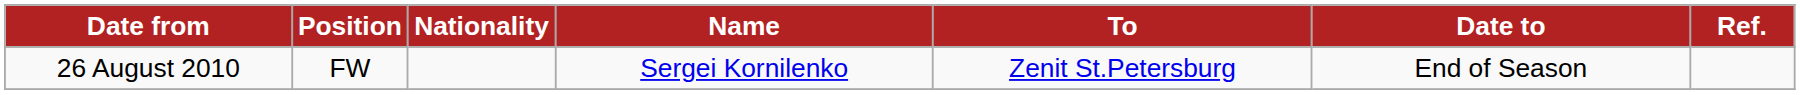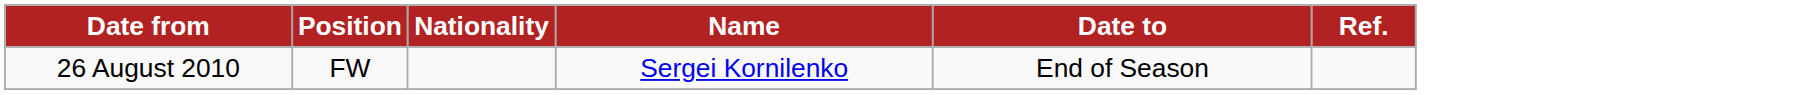- column: (1122, 26)
